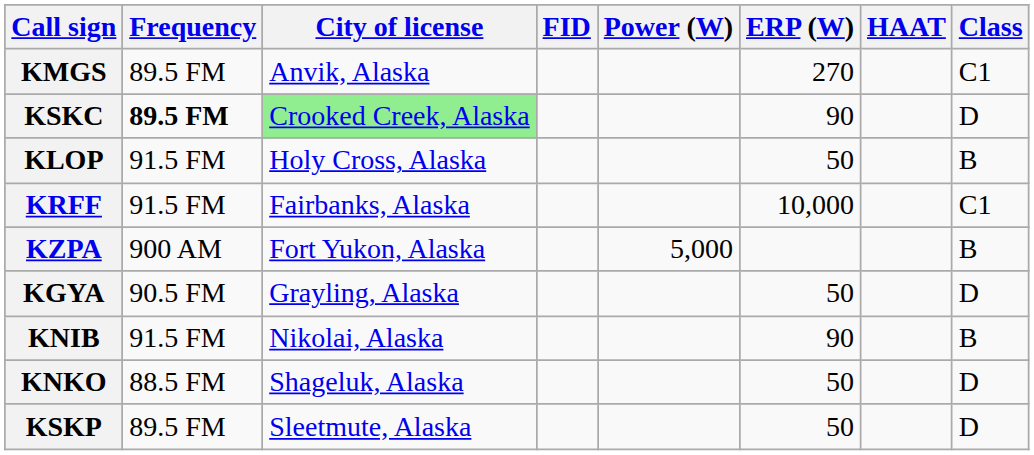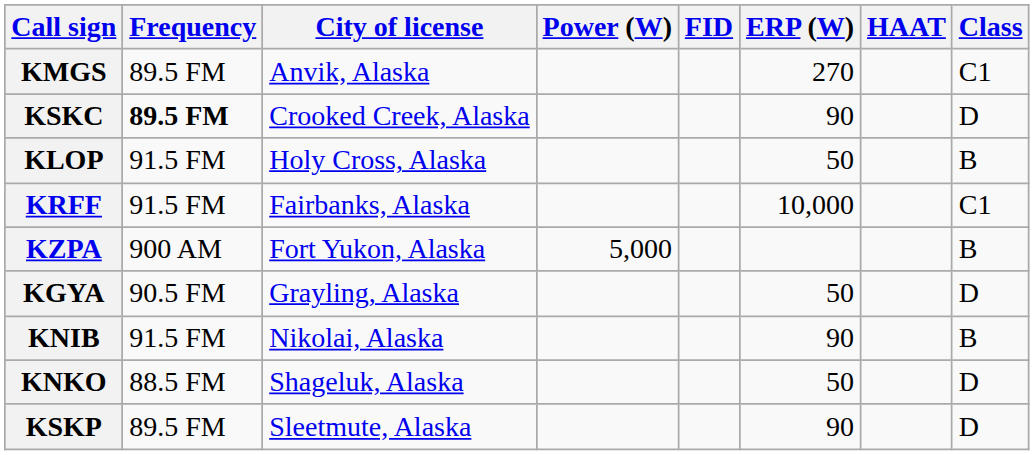columns swapped: (567, 26) <-> (668, 26)
(399, 115) lightgreen background -> (399, 115) no background
(840, 426) 50 -> (840, 426) 90
